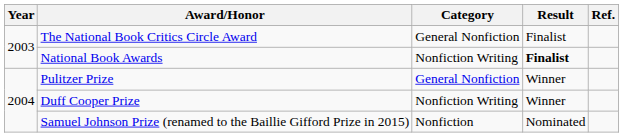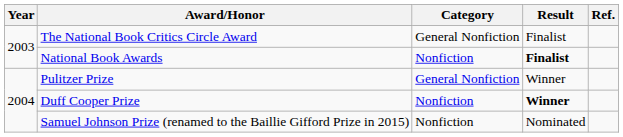(467, 57) Nonfiction Writing -> (444, 57) Nonfiction
(467, 100) Nonfiction Writing -> (444, 100) Nonfiction
(546, 100) normal -> (548, 100) bold
